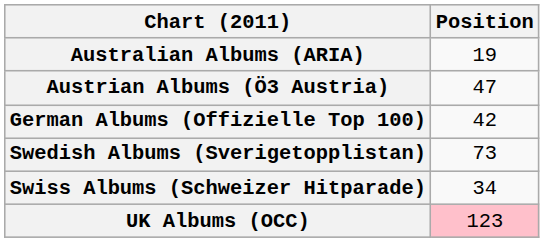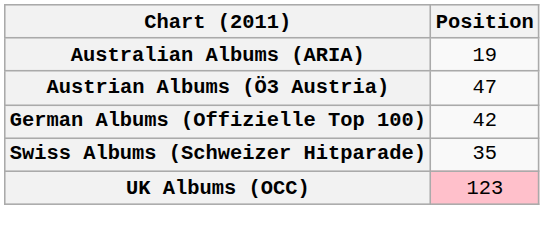- row: (218, 154)
(485, 188) 34 -> (485, 154) 35
